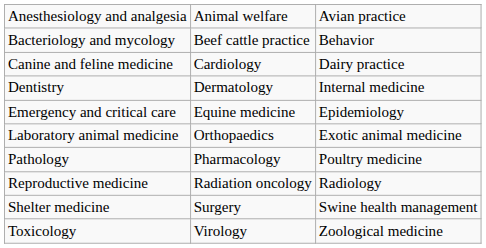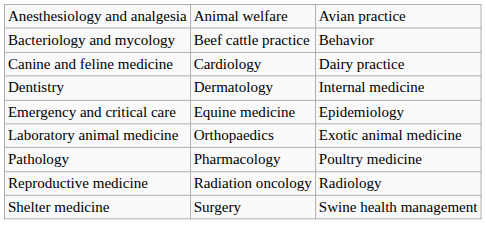- row: (42, 231)
